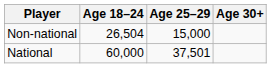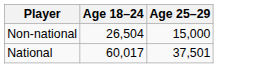- column: (240, 14)
(125, 53) 60,000 -> (125, 53) 60,017
